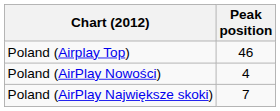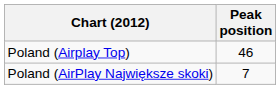- row: (84, 73)
